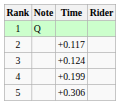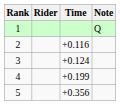columns swapped: (102, 12) <-> (44, 12)
(71, 44) +0.117 -> (76, 44) +0.116
(71, 92) +0.306 -> (76, 92) +0.356
